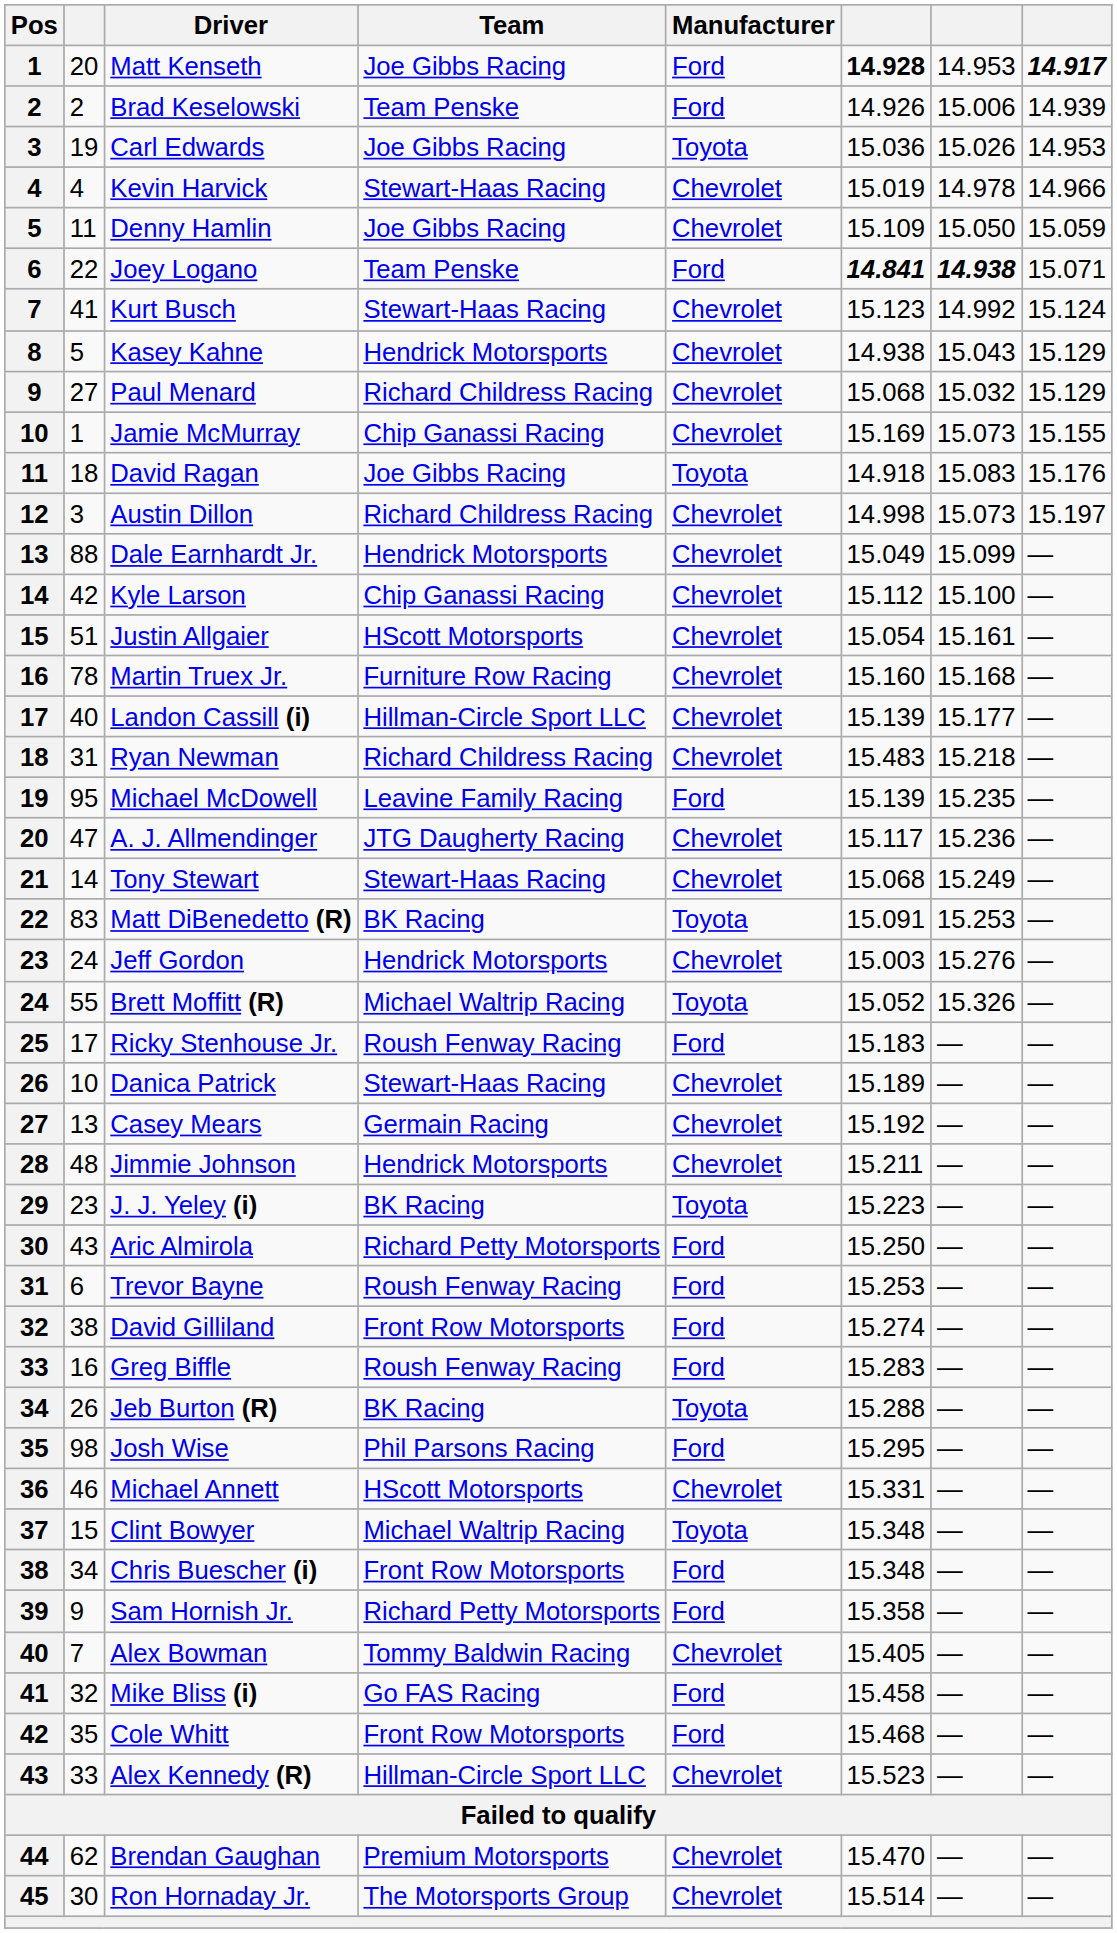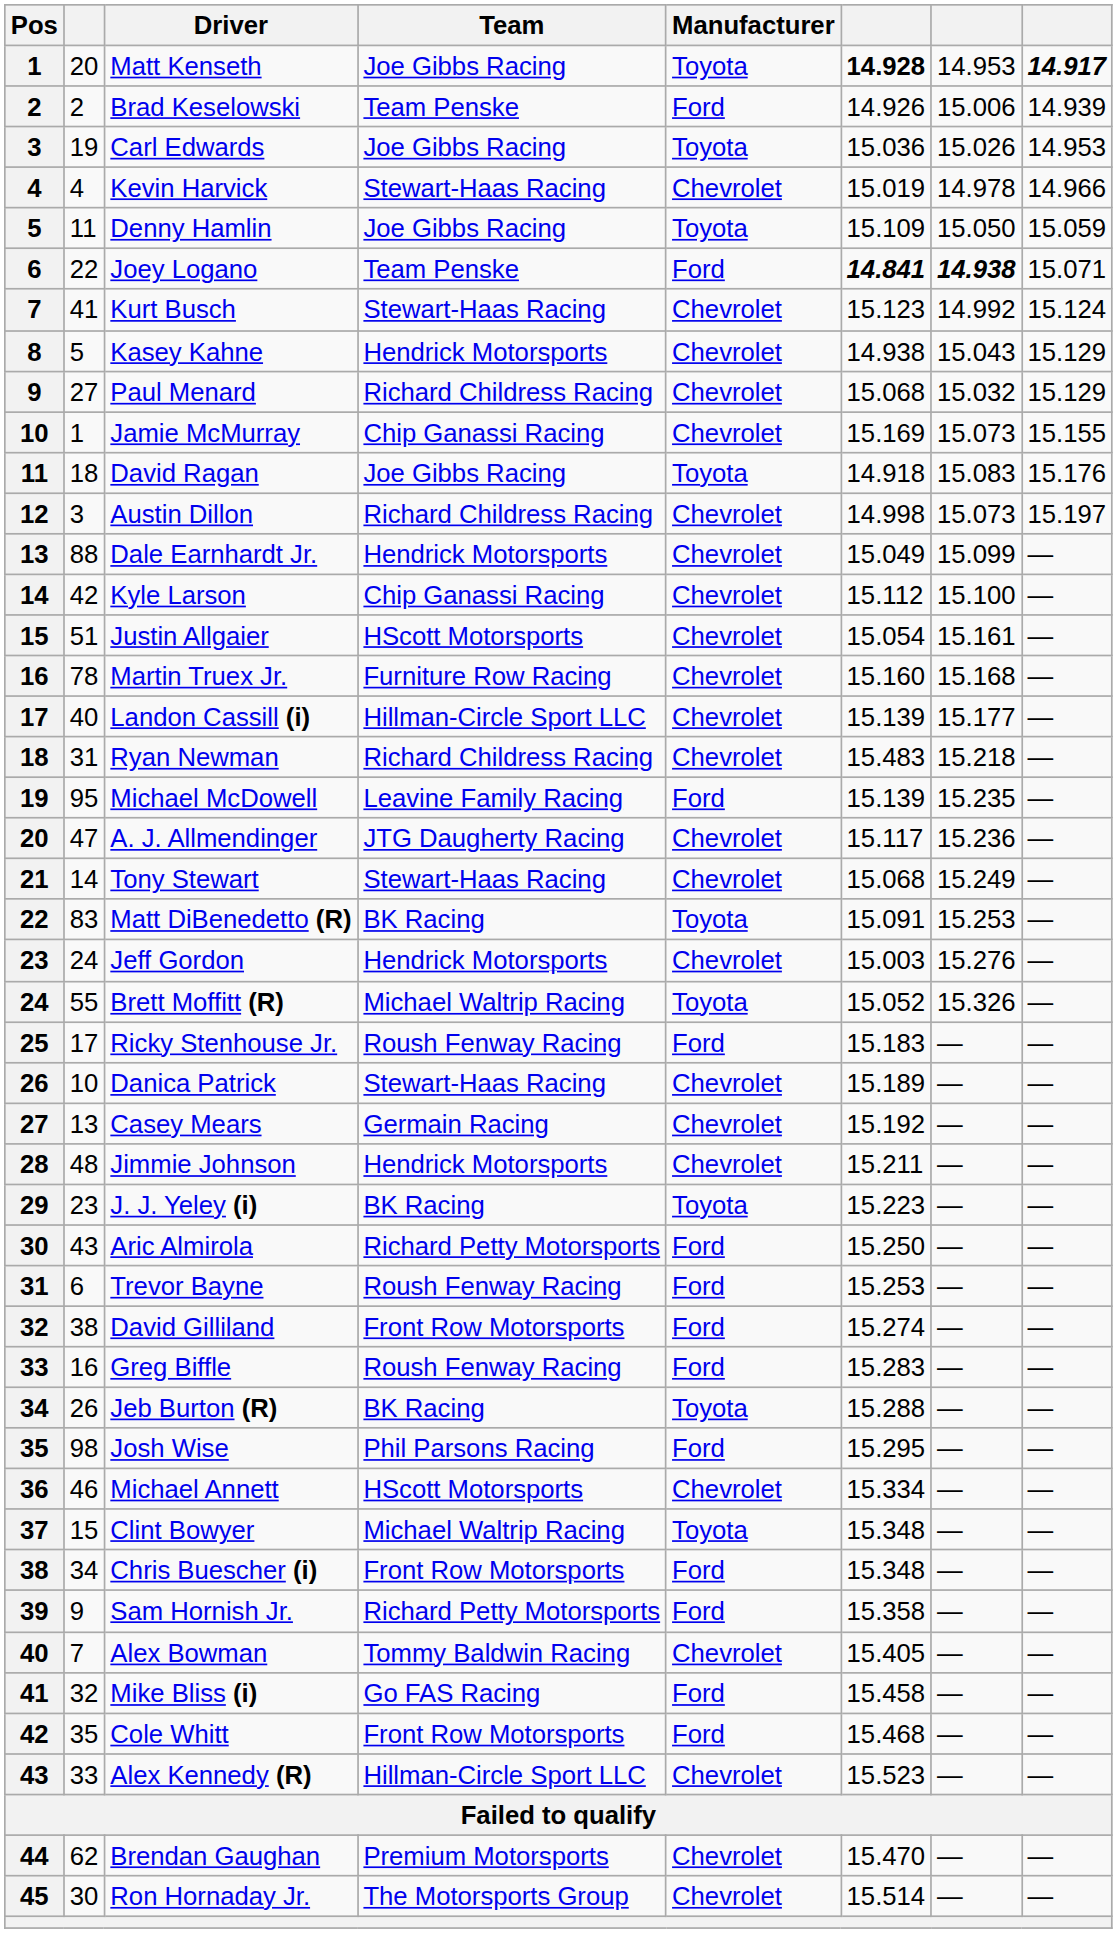(698, 66) Ford -> (710, 66) Toyota
(727, 229) Chevrolet -> (710, 229) Toyota
(886, 1489) 15.331 -> (886, 1489) 15.334
